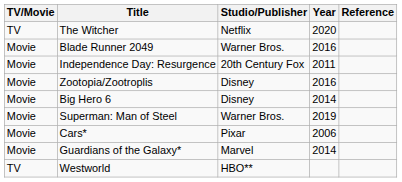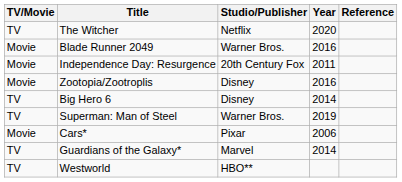(21, 99) Movie -> (14, 99) TV
(21, 116) Movie -> (14, 116) TV
(21, 151) Movie -> (14, 151) TV
